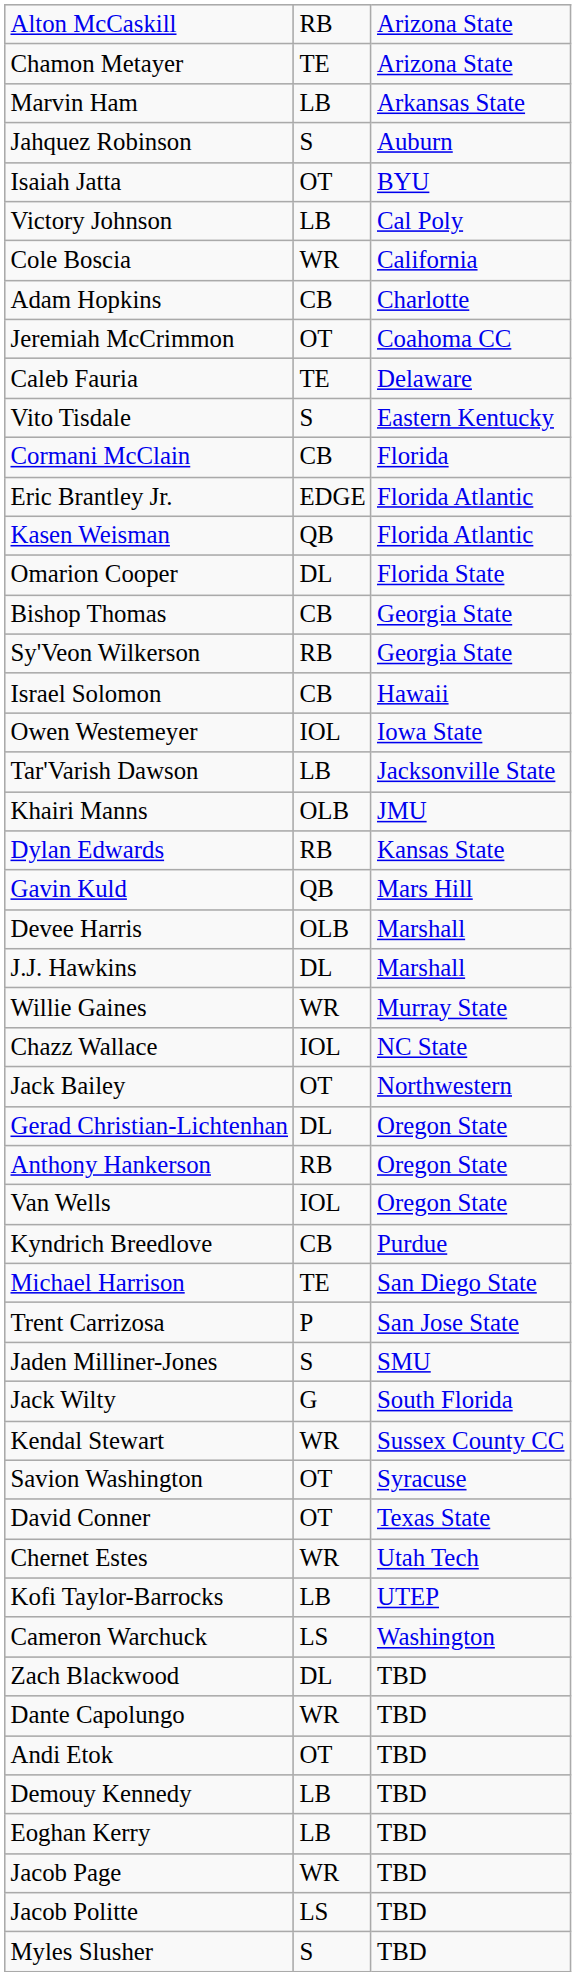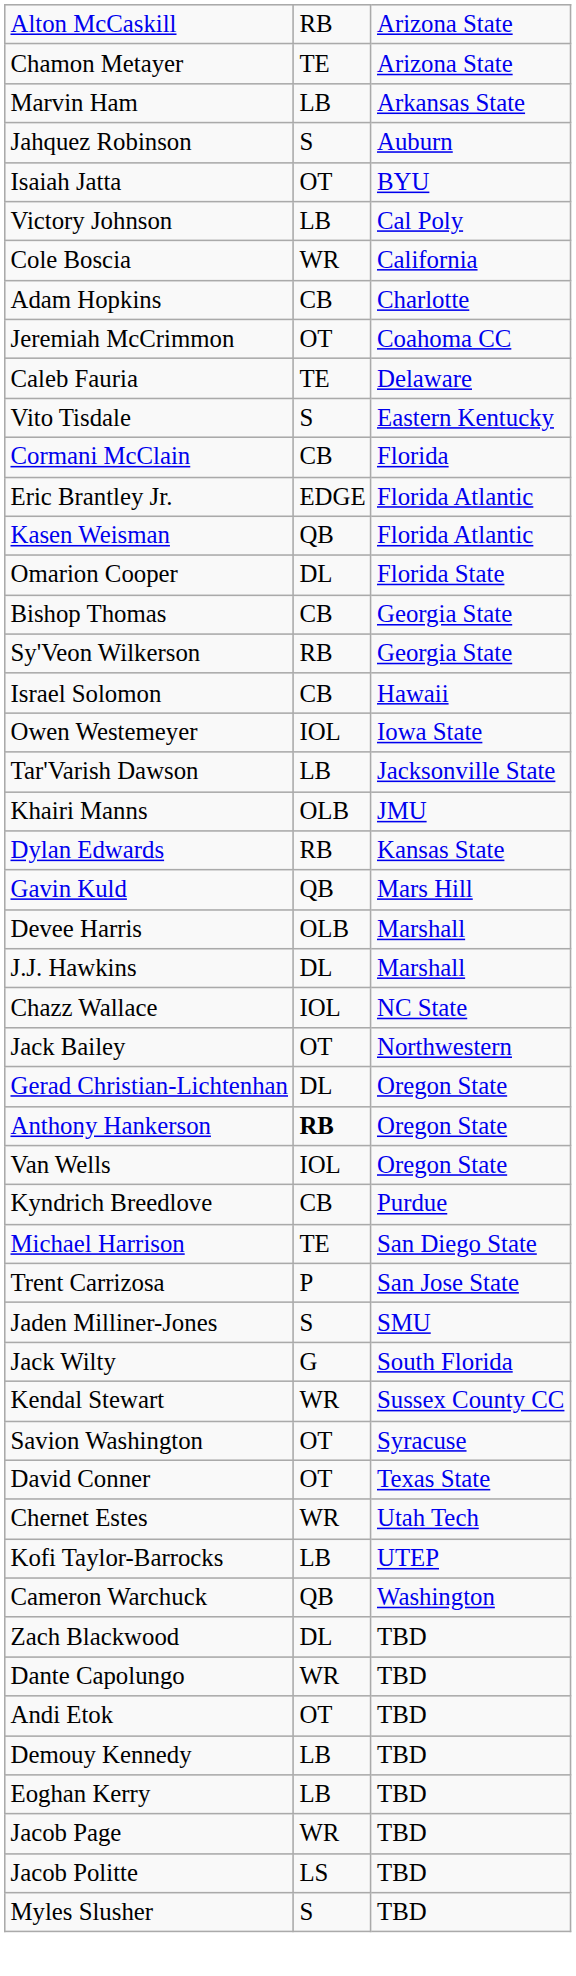- row: (79, 1007)
(316, 1164) normal -> (317, 1125) bold
(314, 1636) LS -> (317, 1597) QB
